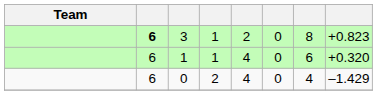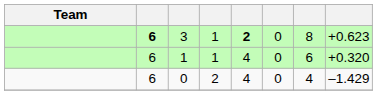(246, 36) normal -> (246, 36) bold
(349, 36) +0.823 -> (349, 36) +0.623
